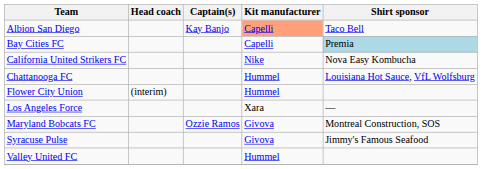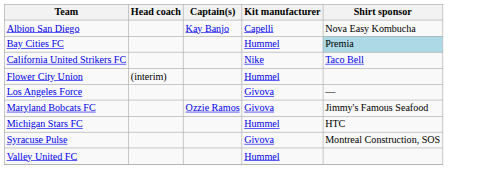(259, 28) lightsalmon background -> (259, 28) no background
(345, 28) Taco Bell -> (371, 28) Nova Easy Kombucha
(259, 44) Capelli -> (262, 44) Hummel
(371, 60) Nova Easy Kombucha -> (345, 60) Taco Bell
- row: (40, 76)
(254, 108) Xara -> (259, 92) Givova
(383, 124) Montreal Construction, SOS -> (377, 108) Jimmy's Famous Seafood
+ row: (45, 124)
(377, 140) Jimmy's Famous Seafood -> (383, 140) Montreal Construction, SOS
